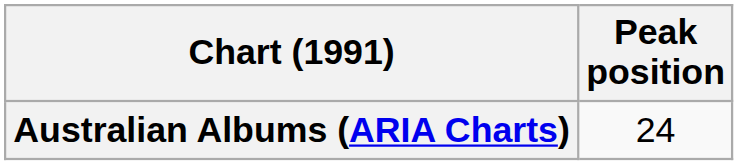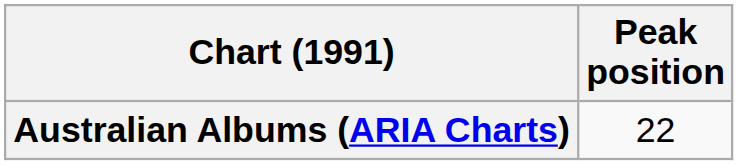(656, 129) 24 -> (656, 129) 22
